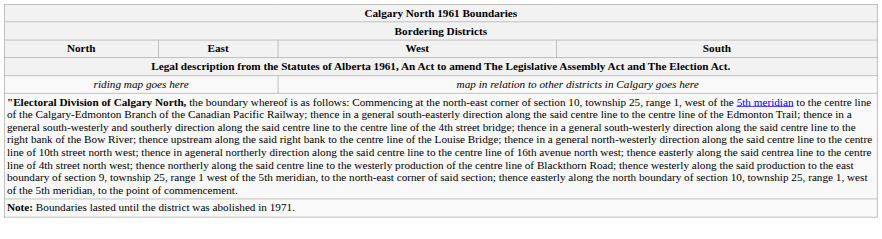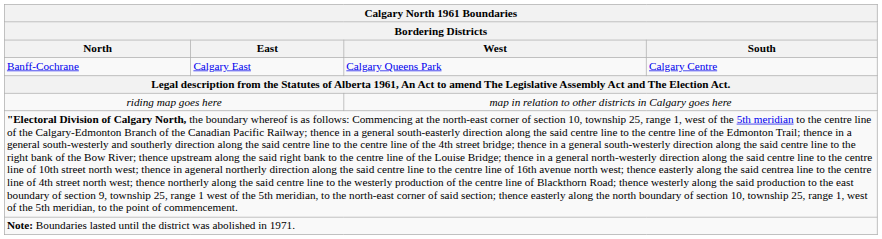+ row: (43, 66)
